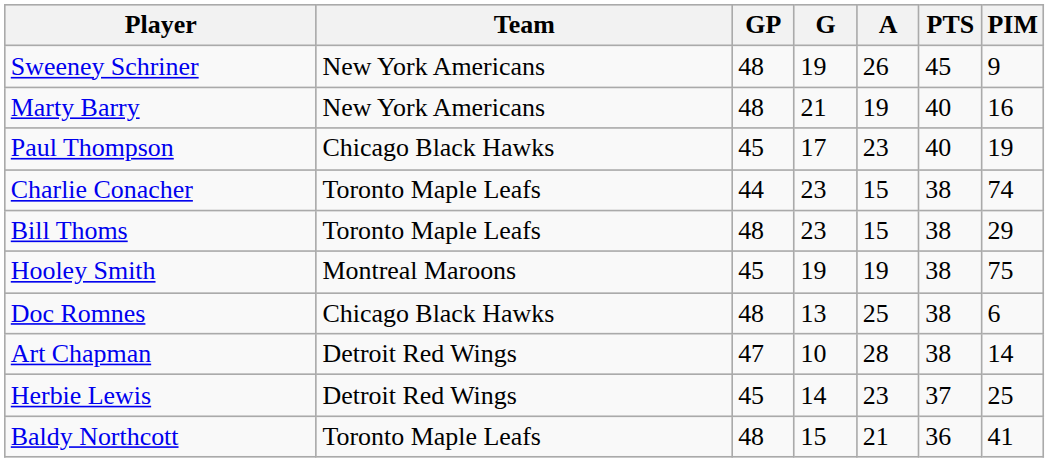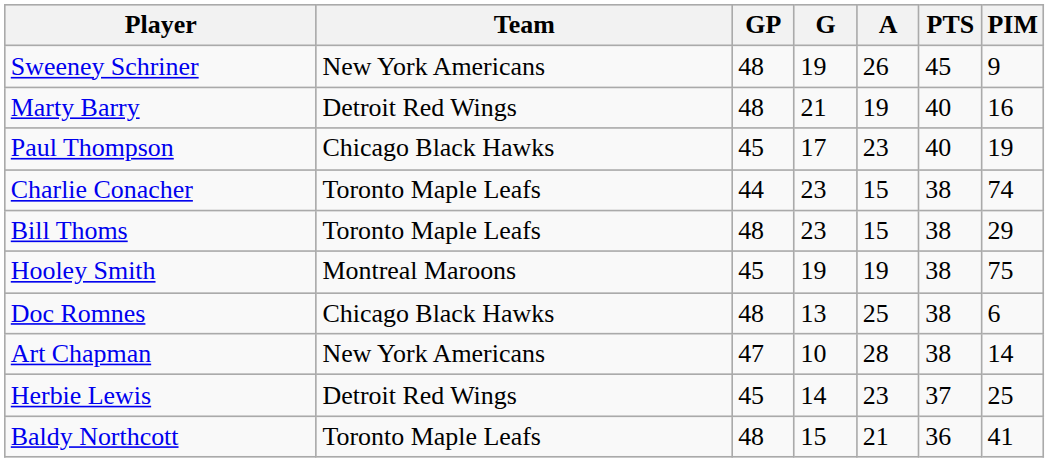(434, 107) New York Americans -> (420, 107) Detroit Red Wings
(420, 353) Detroit Red Wings -> (434, 353) New York Americans
